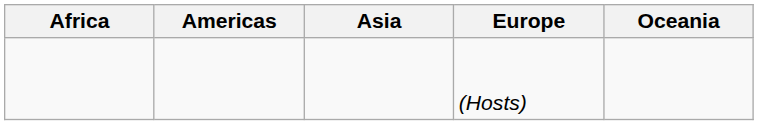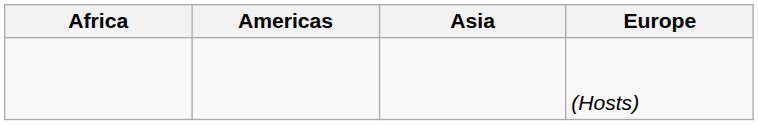- column: (679, 21)
